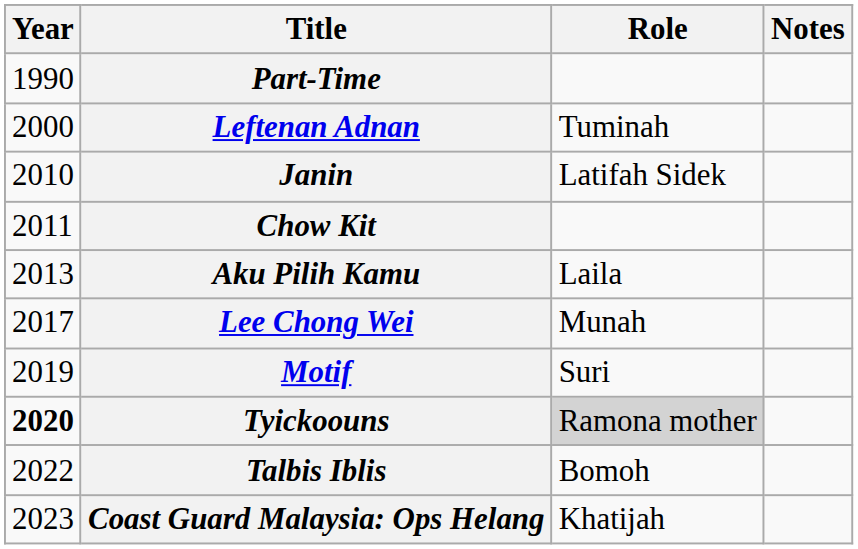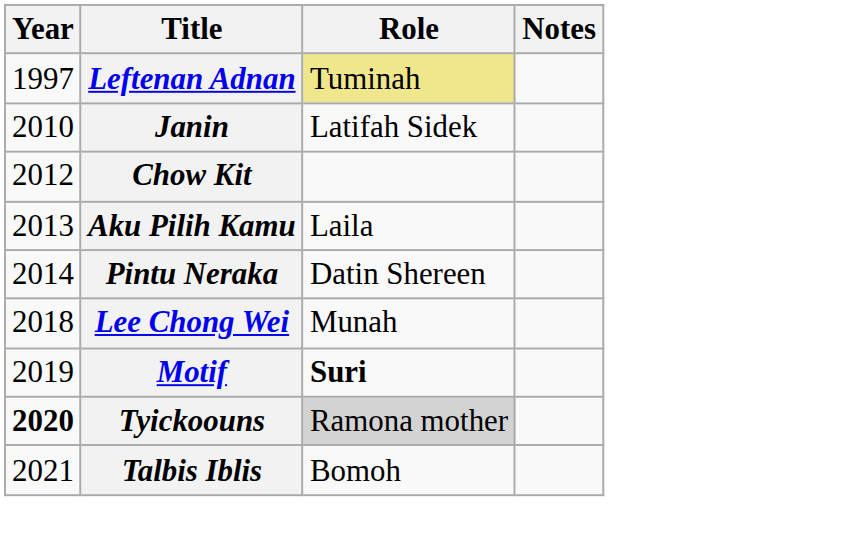- row: (316, 77)
(43, 126) 2000 -> (43, 77) 1997
(614, 126) no background -> (365, 77) khaki background
(42, 224) 2011 -> (43, 175) 2012
+ row: (192, 273)
(43, 322) 2017 -> (43, 322) 2018
(584, 371) normal -> (338, 371) bold
(43, 469) 2022 -> (43, 469) 2021
- row: (316, 518)
